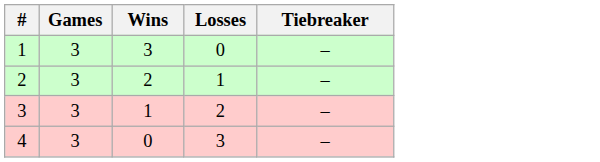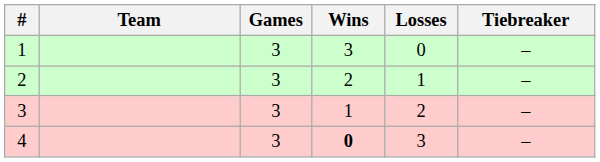+ column: (139, 20)
(148, 141) normal -> (348, 141) bold
